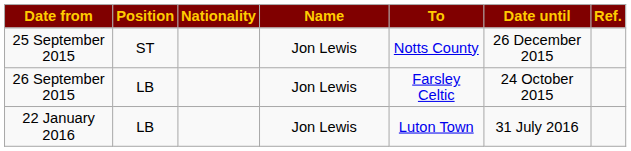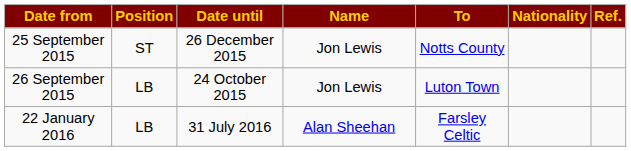columns swapped: (219, 17) <-> (537, 17)
(436, 87) Farsley Celtic -> (462, 87) Luton Town
(324, 127) Jon Lewis -> (349, 127) Alan Sheehan
(436, 127) Luton Town -> (462, 127) Farsley Celtic
